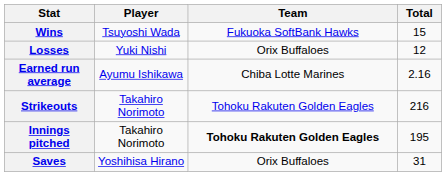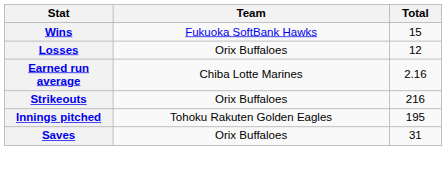- column: (141, 13)
(293, 106) Tohoku Rakuten Golden Eagles -> (251, 99) Orix Buffaloes
(293, 137) bold -> (251, 117) normal
